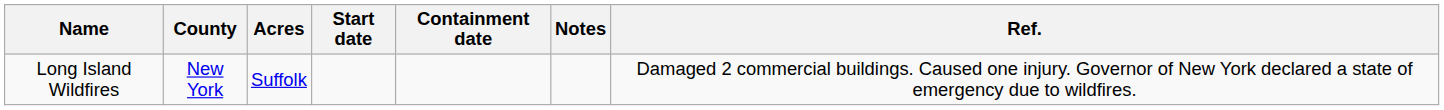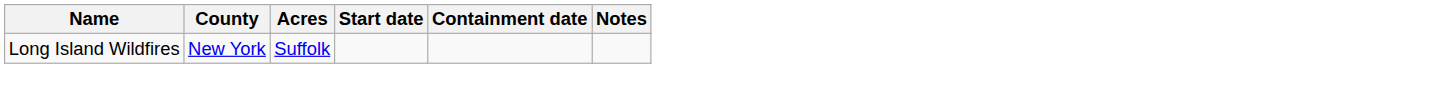- column: (1025, 29)
